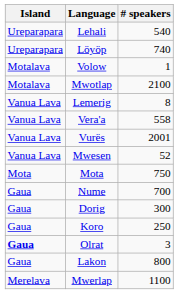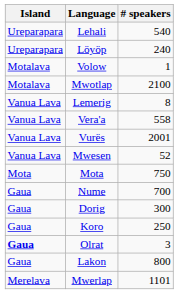(162, 49) 740 -> (162, 49) 240
(160, 280) 1100 -> (160, 280) 1101
